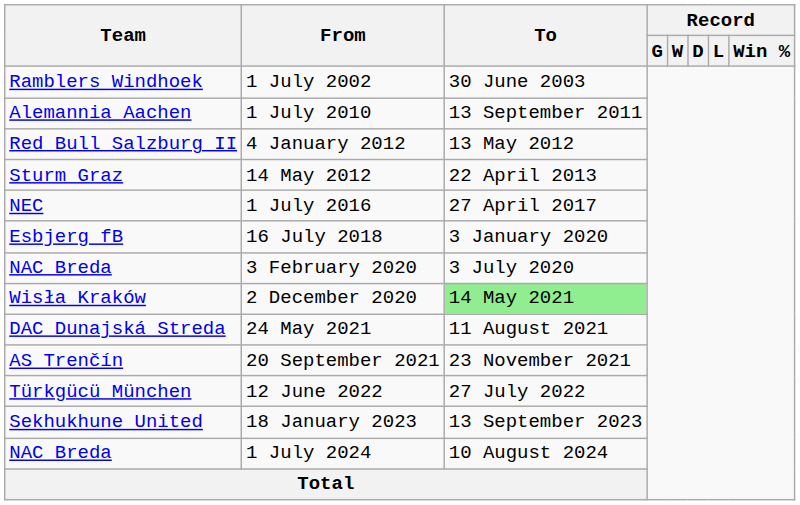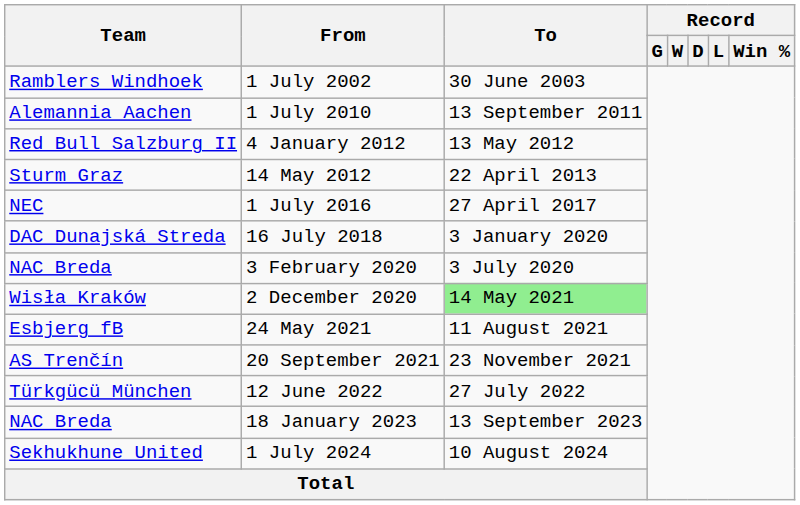(66, 237) Esbjerg fB -> (117, 237) DAC Dunajská Streda
(117, 330) DAC Dunajská Streda -> (66, 330) Esbjerg fB
(106, 422) Sekhukhune United -> (61, 422) NAC Breda
(61, 453) NAC Breda -> (106, 453) Sekhukhune United
